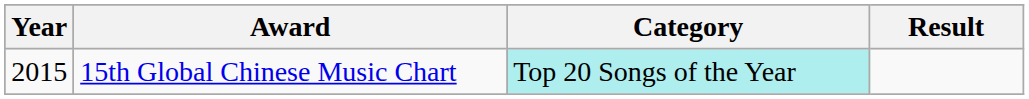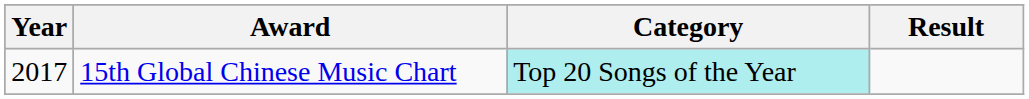(39, 71) 2015 -> (39, 71) 2017
